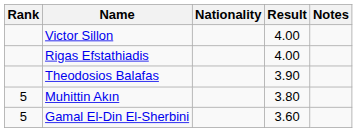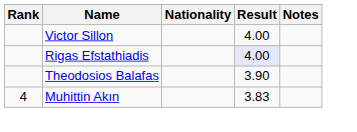(287, 55) no background -> (257, 55) lavender background
(23, 96) 5 -> (23, 96) 4
(287, 96) 3.80 -> (257, 96) 3.83
- row: (117, 117)
